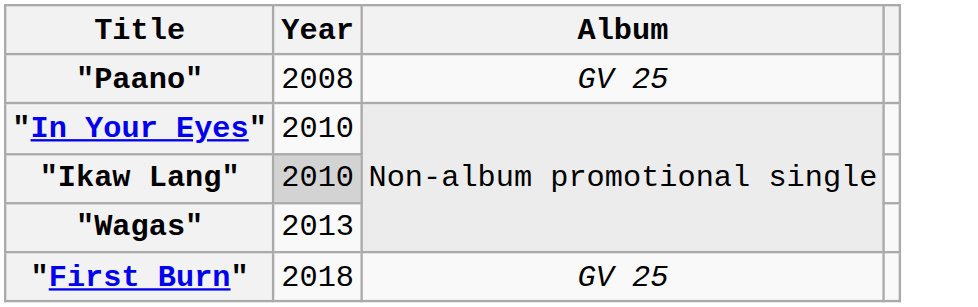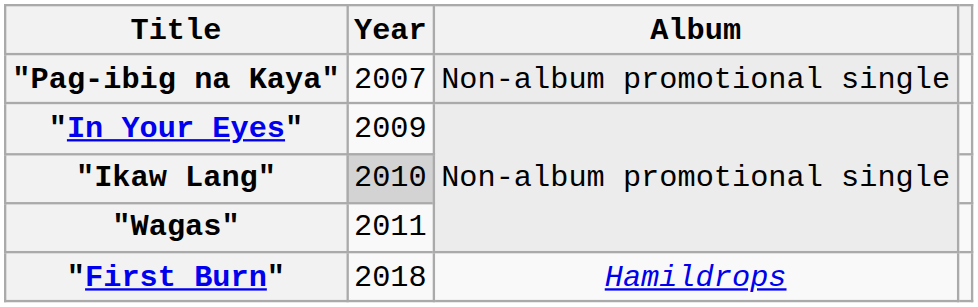+ row: (176, 79)
- row: (140, 79)
(318, 129) 2010 -> (390, 129) 2009
(318, 227) 2013 -> (390, 227) 2011
(623, 277) GV 25 -> (696, 277) Hamildrops
